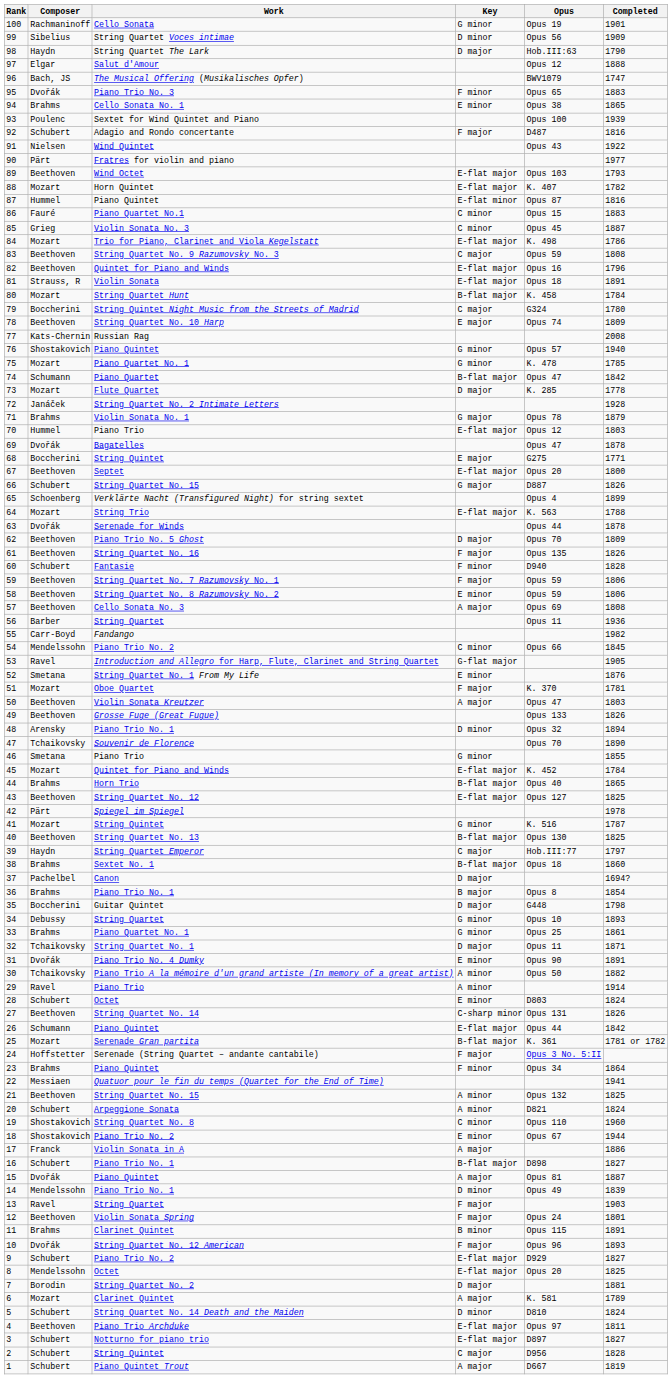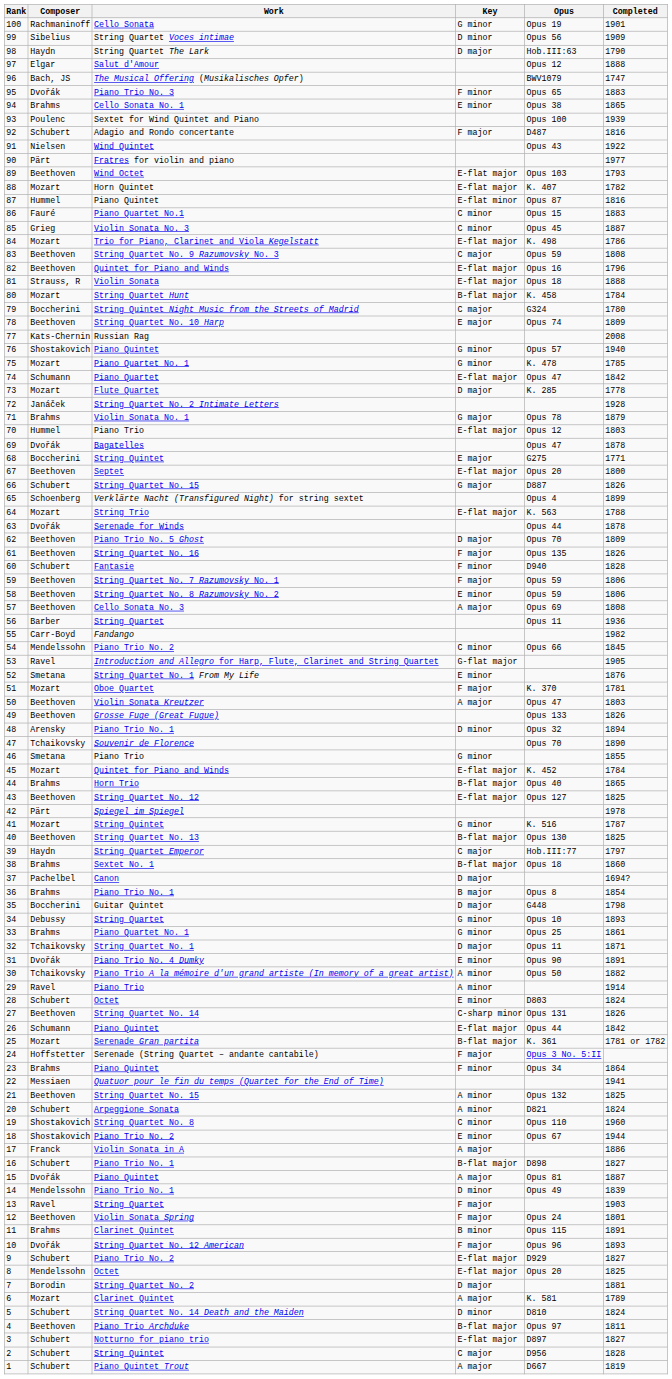(615, 282) 1891 -> (615, 282) 1888
(488, 377) B-flat major -> (488, 377) E-flat major
(488, 1326) E-flat major -> (488, 1326) B-flat major
